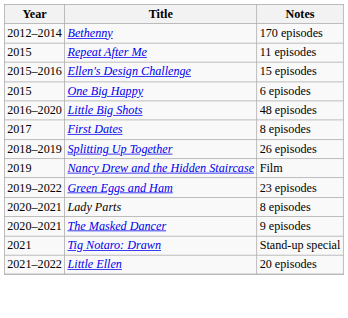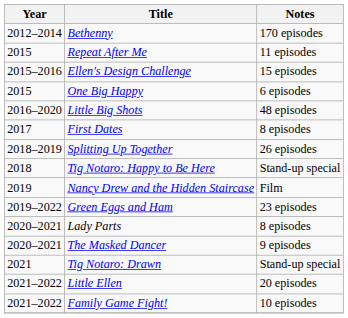+ row: (141, 168)
+ row: (117, 303)
